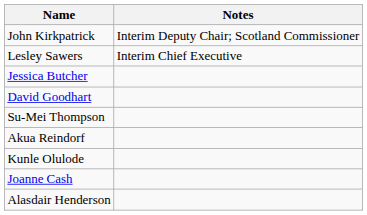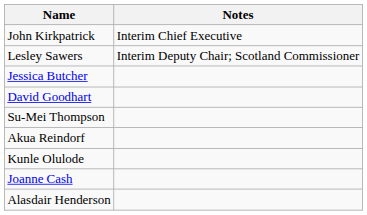(238, 35) Interim Deputy Chair; Scotland Commissioner -> (179, 35) Interim Chief Executive
(179, 55) Interim Chief Executive -> (238, 55) Interim Deputy Chair; Scotland Commissioner
